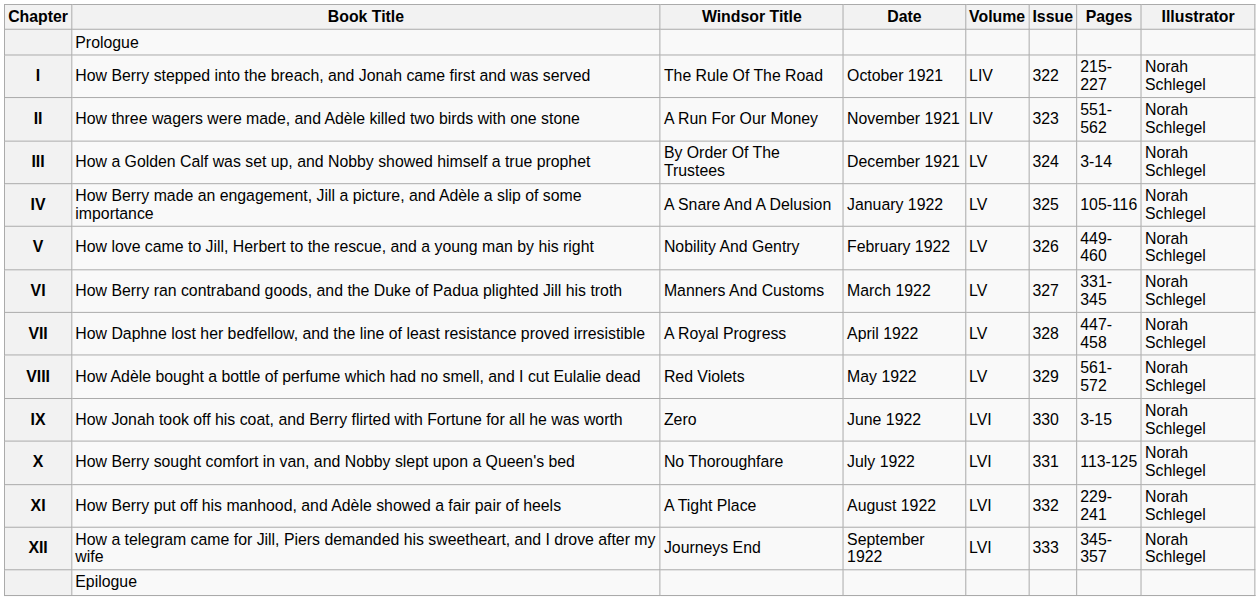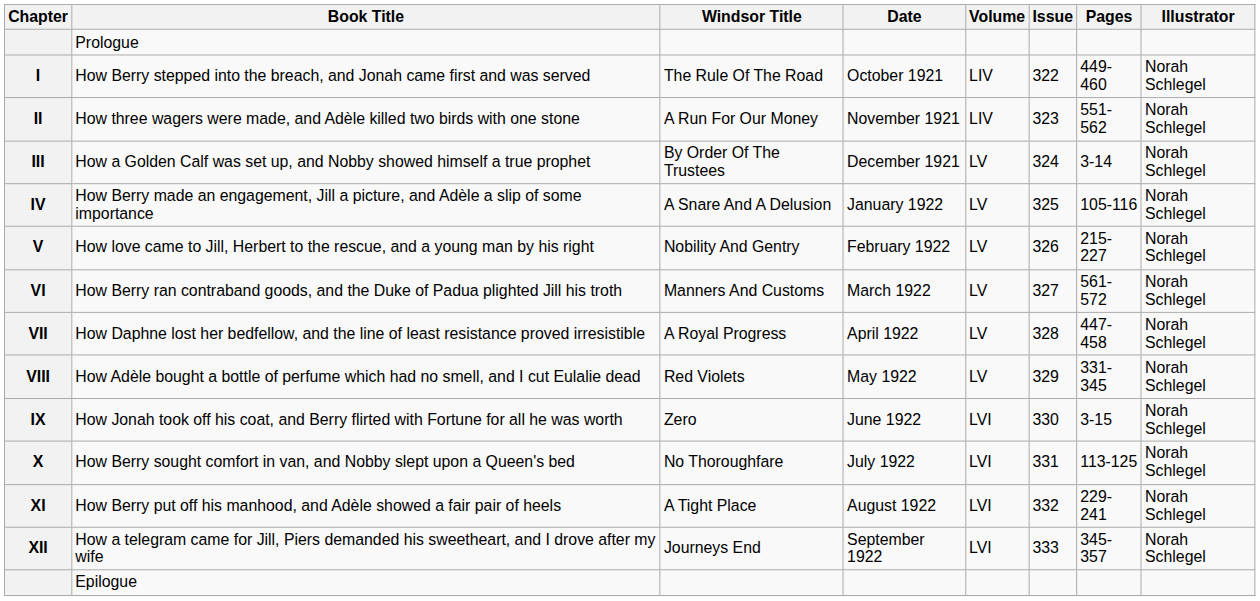(1096, 76) 215-227 -> (1096, 76) 449-460
(1096, 247) 449-460 -> (1096, 247) 215-227
(1096, 290) 331-345 -> (1096, 290) 561-572
(1096, 376) 561-572 -> (1096, 376) 331-345
